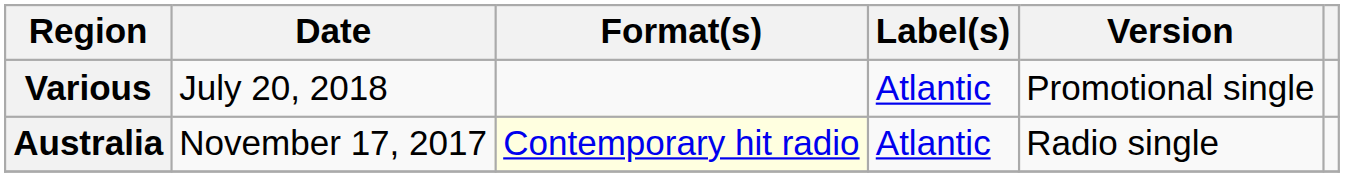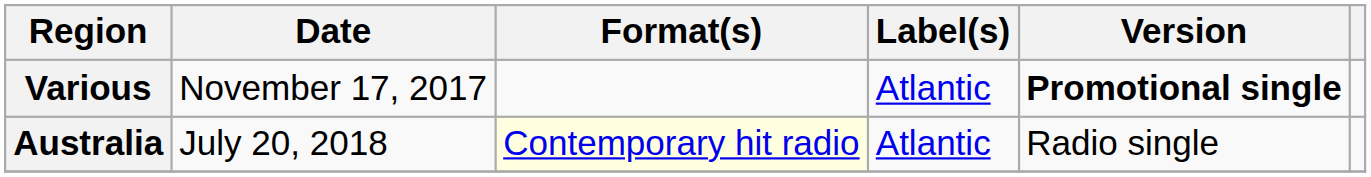(283, 87) July 20, 2018 -> (333, 87) November 17, 2017
(1170, 87) normal -> (1184, 87) bold
(333, 143) November 17, 2017 -> (283, 143) July 20, 2018
